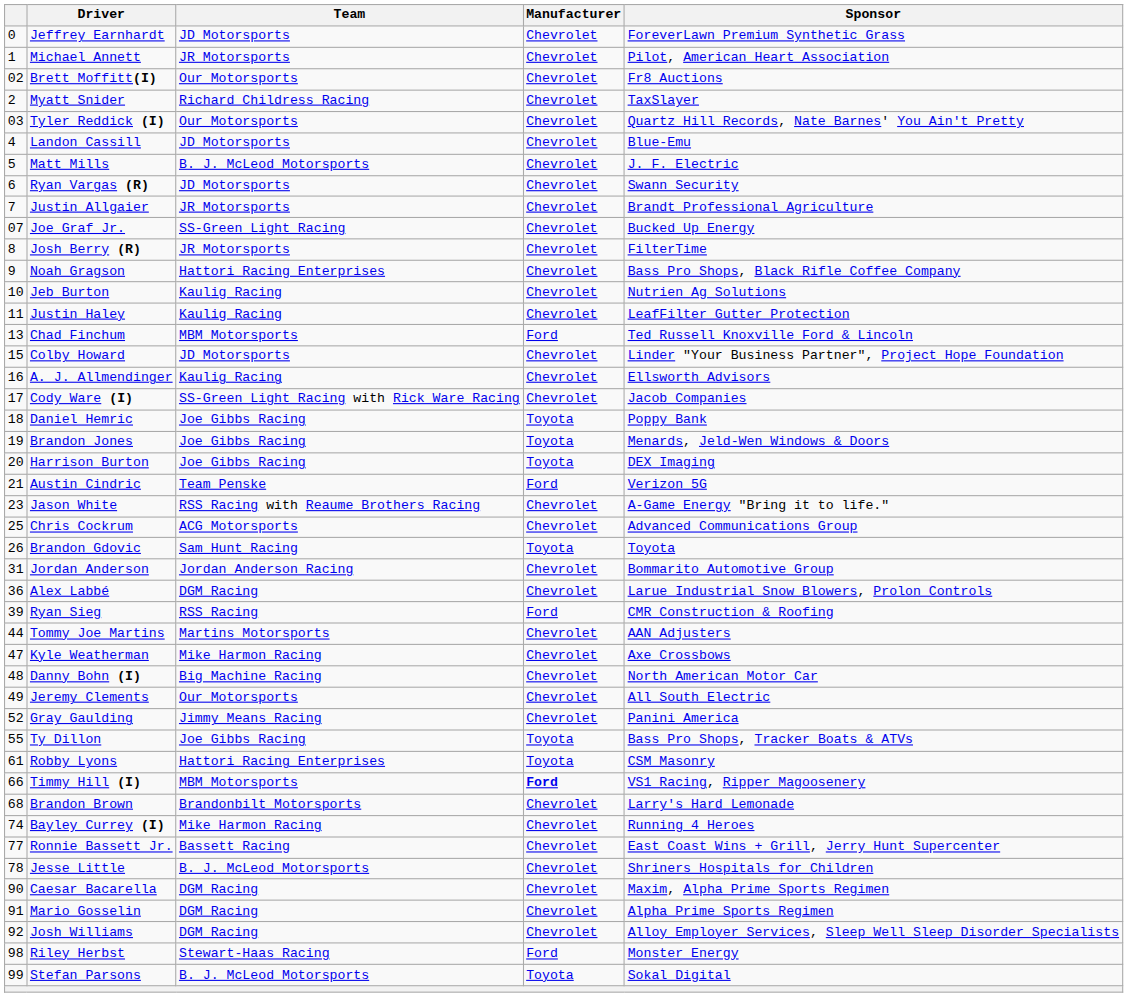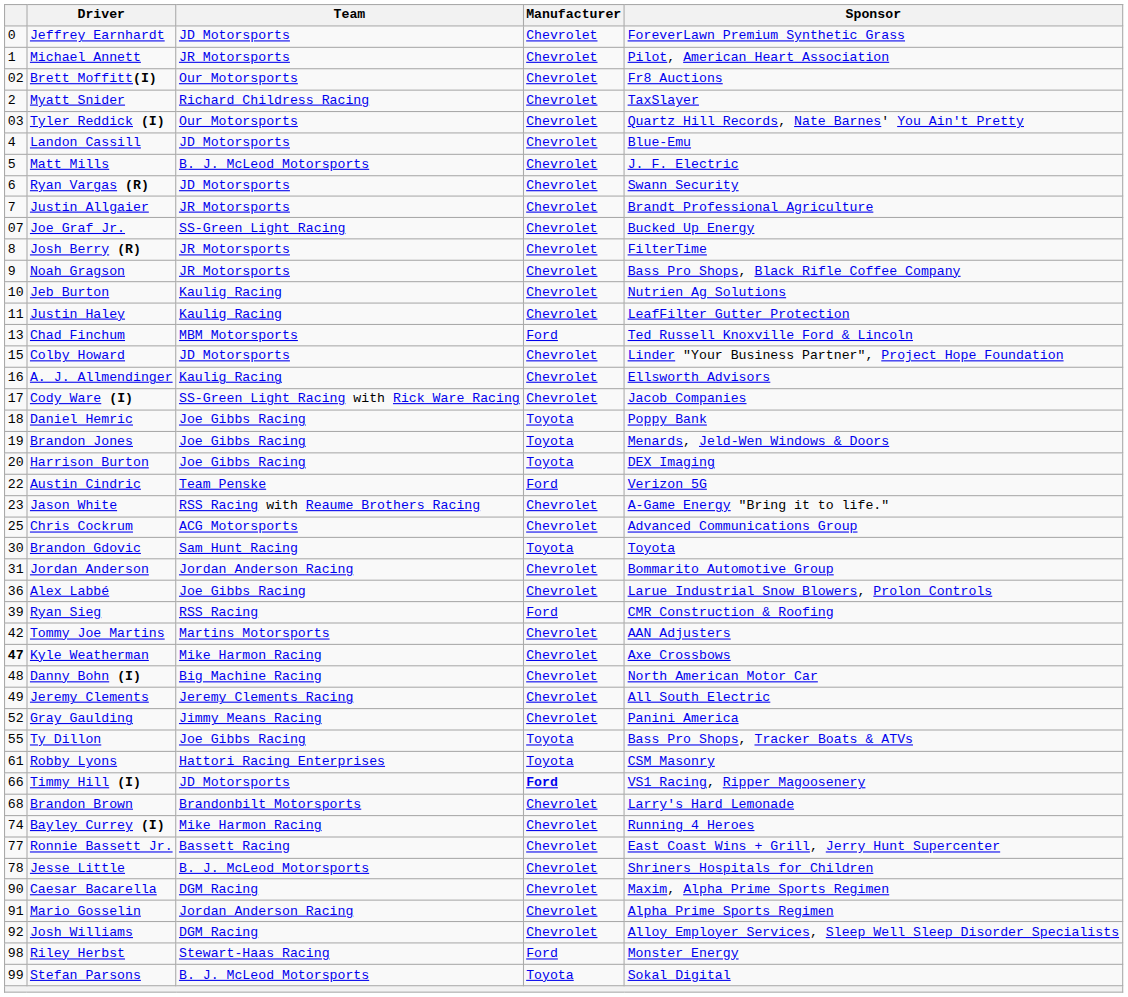(282, 272) Hattori Racing Enterprises -> (234, 272) JR Motorsports
(16, 485) 21 -> (16, 485) 22
(16, 549) 26 -> (16, 549) 30
(219, 592) DGM Racing -> (242, 592) Joe Gibbs Racing
(16, 634) 44 -> (16, 634) 42
(16, 656) normal -> (16, 656) bold
(238, 698) Our Motorsports -> (266, 698) Jeremy Clements Racing
(238, 784) MBM Motorsports -> (234, 784) JD Motorsports
(219, 912) DGM Racing -> (266, 912) Jordan Anderson Racing
